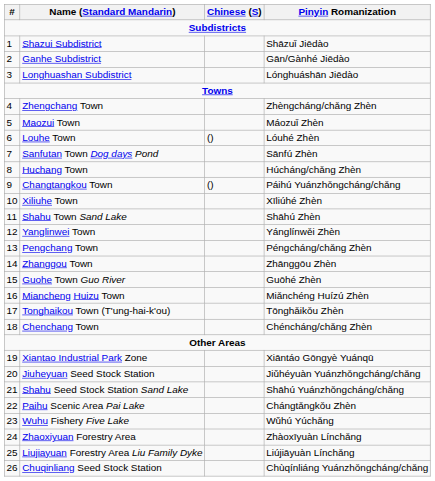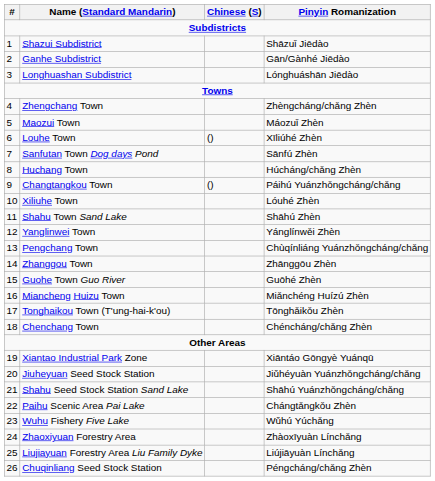(293, 138) Lóuhé Zhèn -> (294, 138) Xīliúhé Zhèn
(294, 201) Xīliúhé Zhèn -> (293, 201) Lóuhé Zhèn
(319, 248) Péngcháng/chǎng Zhèn -> (347, 248) Chùqínliáng Yuánzhǒngcháng/chǎng
(347, 468) Chùqínliáng Yuánzhǒngcháng/chǎng -> (319, 468) Péngcháng/chǎng Zhèn
